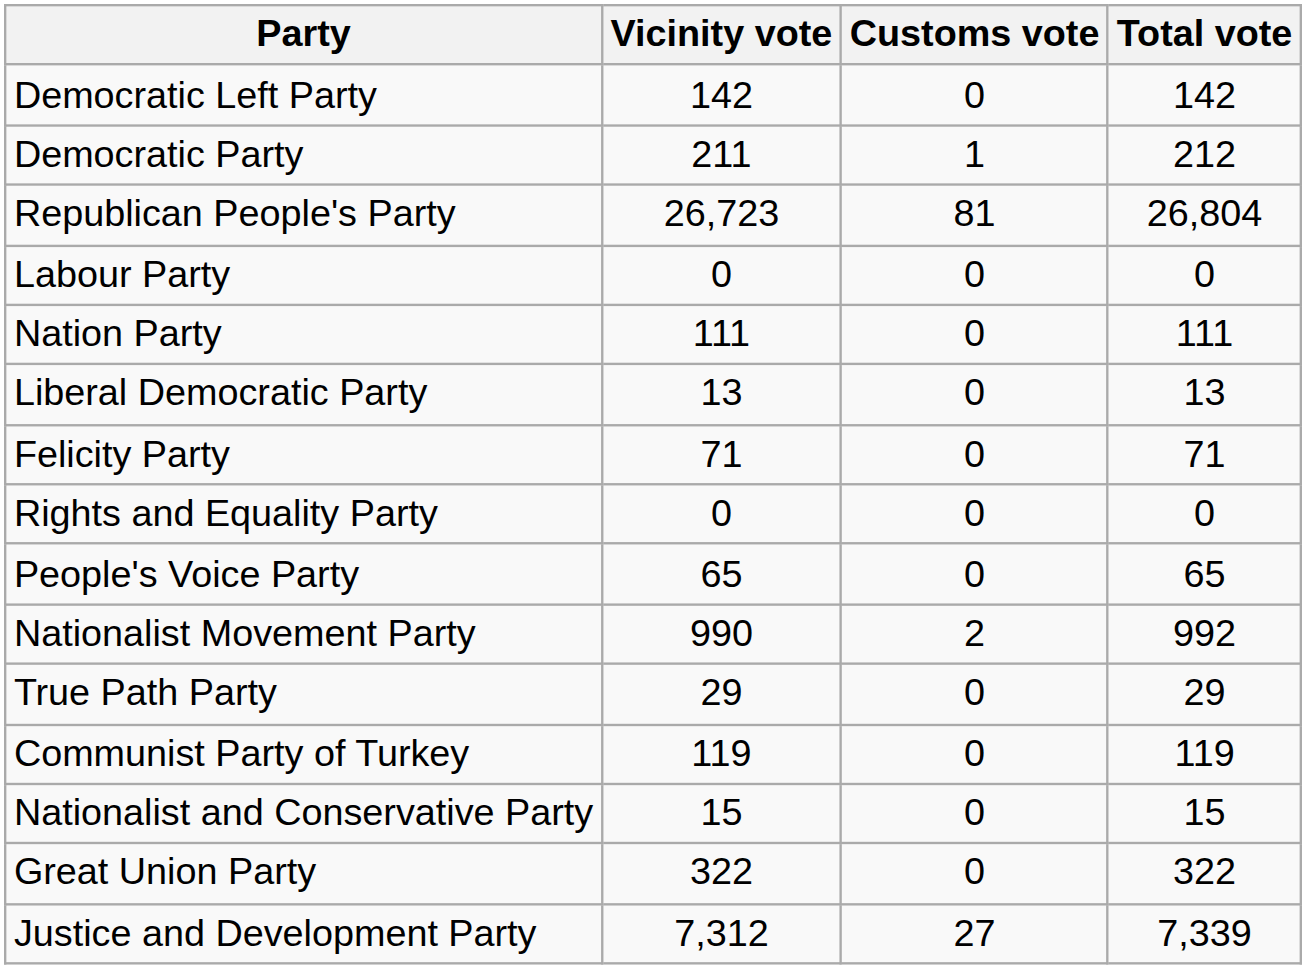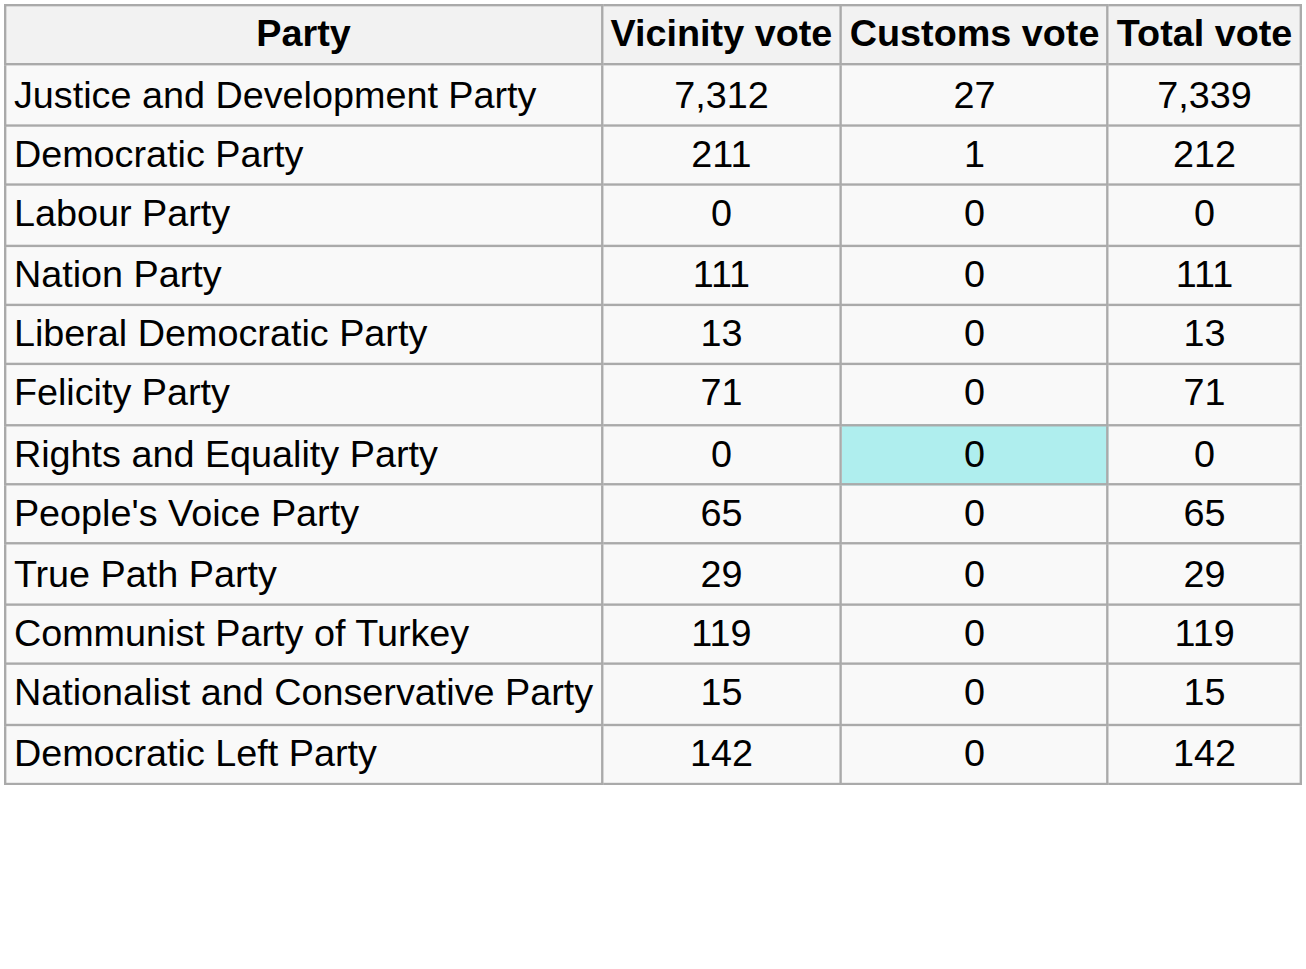rows swapped: (275, 932) <-> (195, 94)
- row: (235, 214)
(975, 513) no background -> (975, 453) paleturquoise background
- row: (245, 633)
- row: (165, 872)
